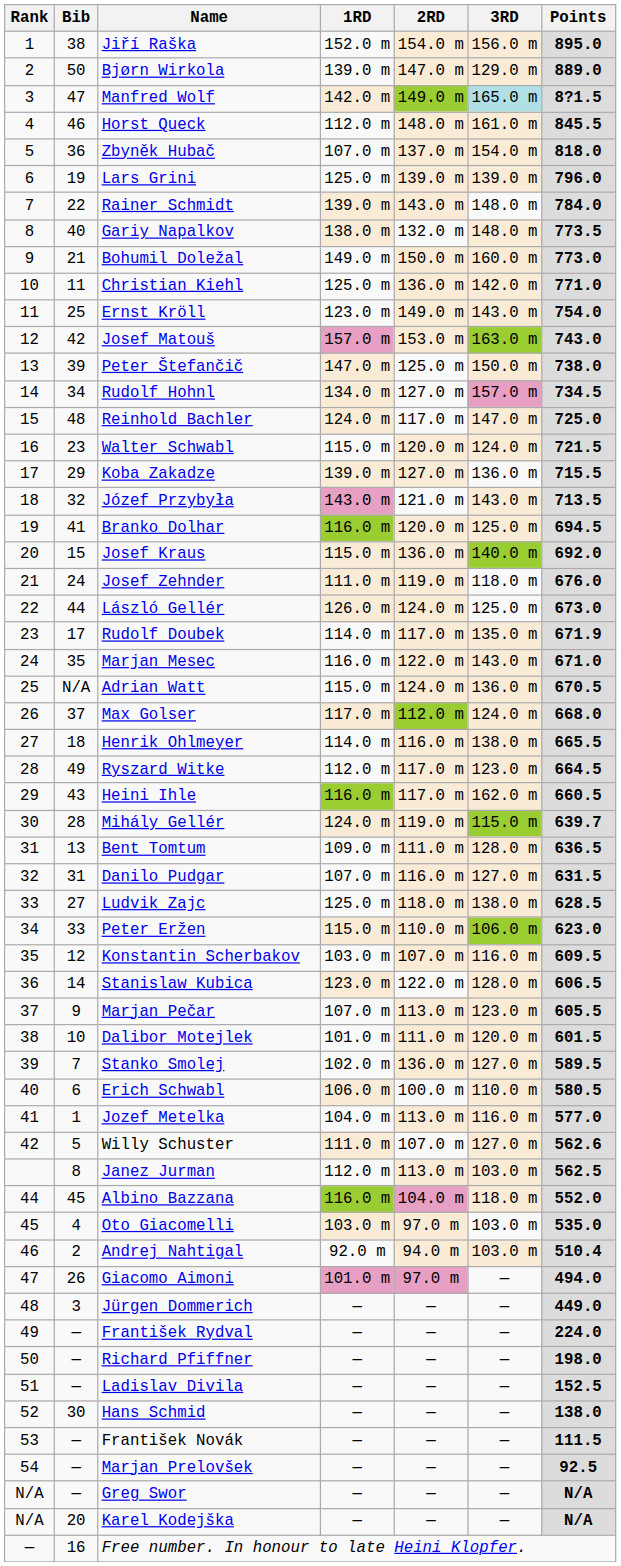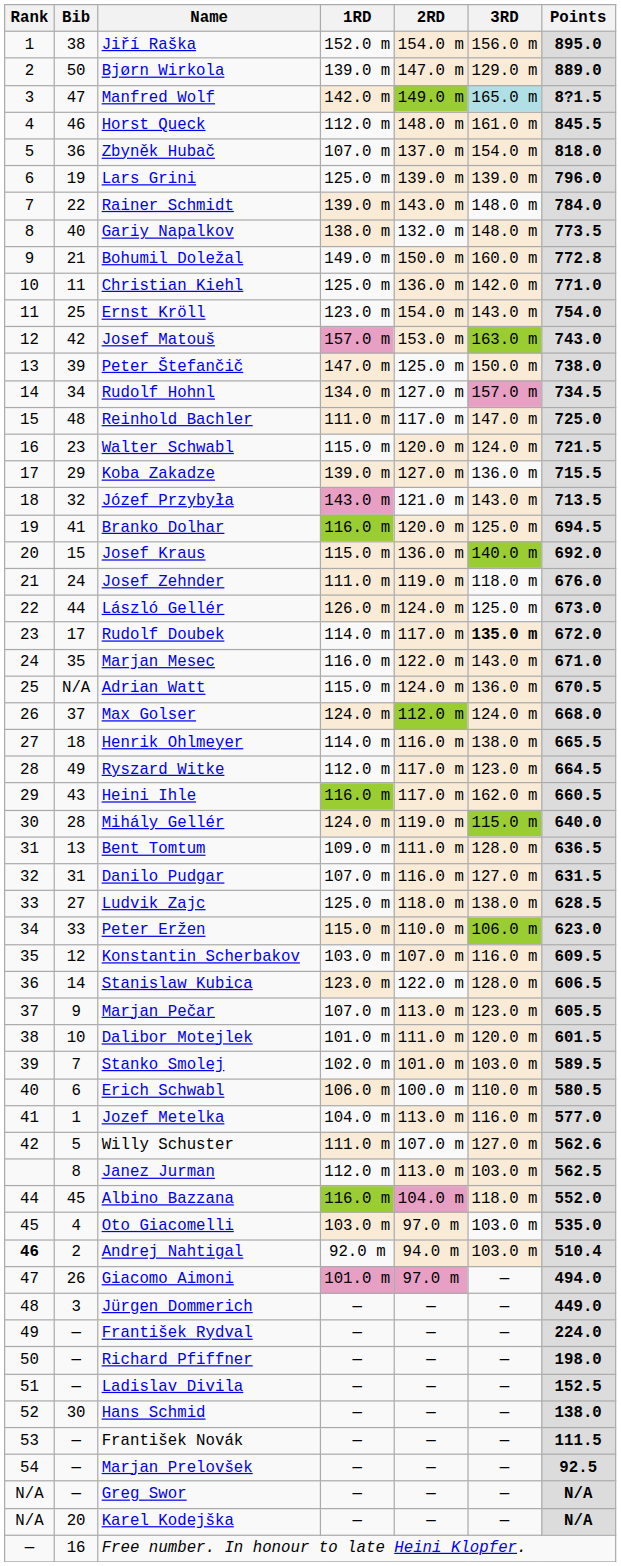(578, 259) 773.0 -> (578, 259) 772.8
(431, 313) 149.0 m -> (431, 313) 154.0 m
(357, 420) 124.0 m -> (357, 420) 111.0 m
(504, 635) normal -> (504, 635) bold
(578, 635) 671.9 -> (578, 635) 672.0
(357, 715) 117.0 m -> (357, 715) 124.0 m
(578, 823) 639.7 -> (578, 823) 640.0
(431, 1064) 136.0 m -> (431, 1064) 101.0 m
(504, 1064) 127.0 m -> (504, 1064) 103.0 m
(29, 1252) normal -> (29, 1252) bold
